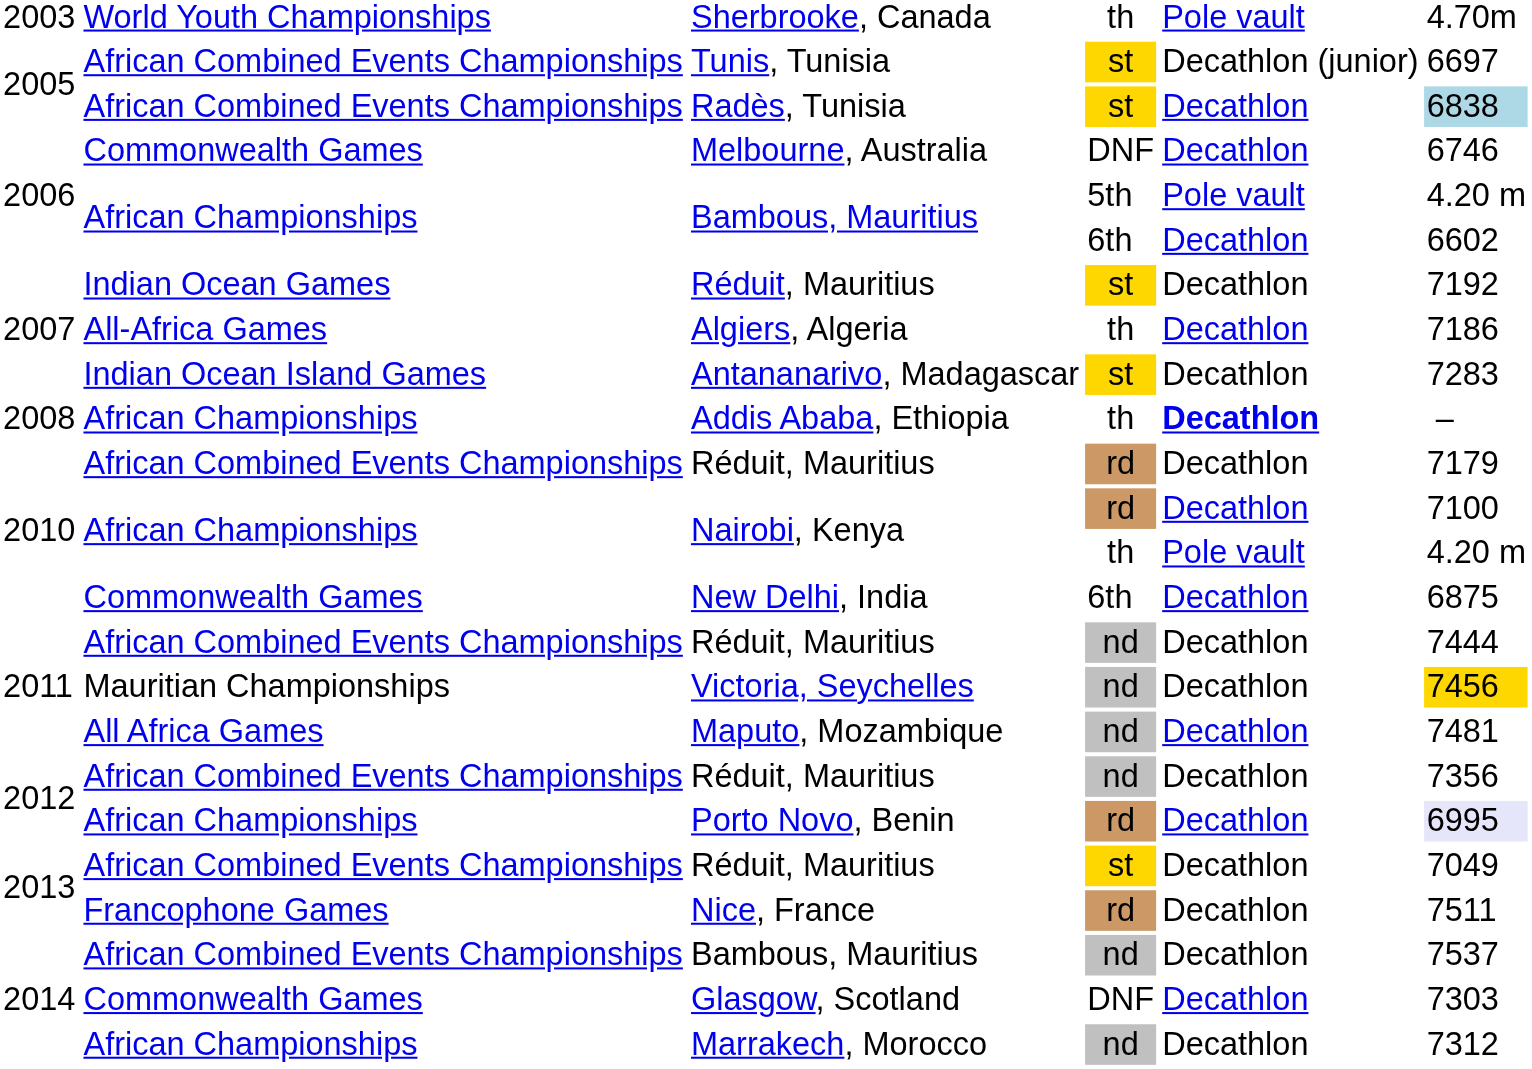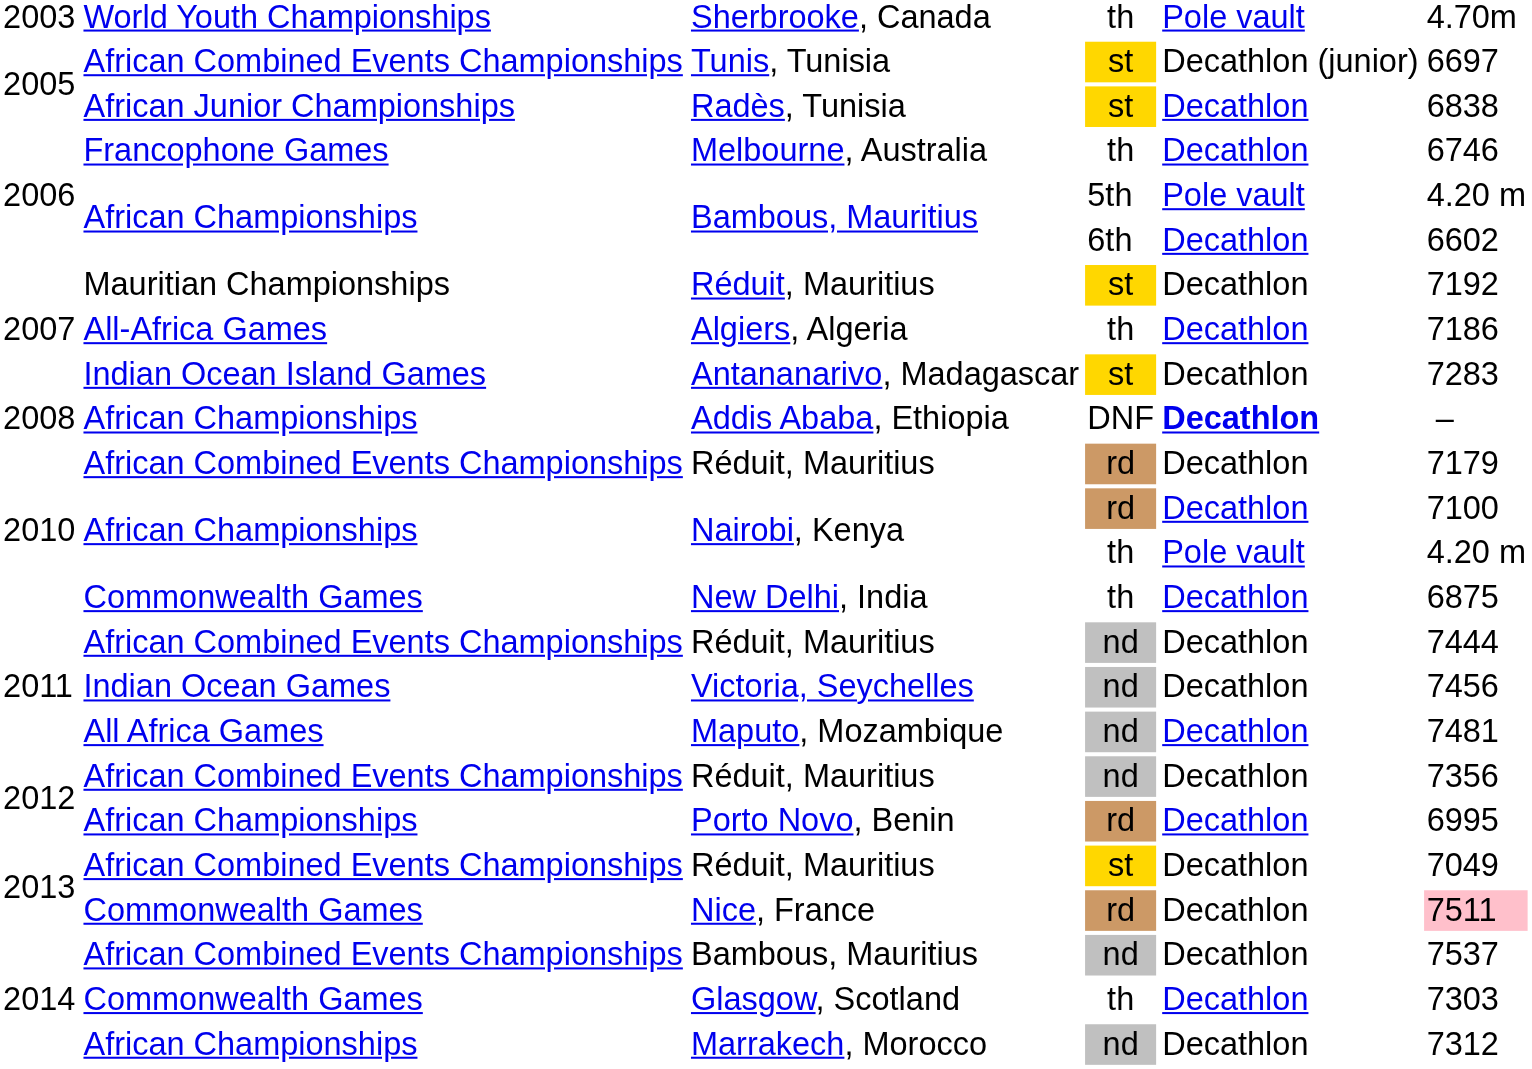(383, 106) African Combined Events Championships -> (299, 106) African Junior Championships
(1463, 106) lightblue background -> (1463, 106) no background
(253, 150) Commonwealth Games -> (236, 150) Francophone Games
(1121, 150) DNF -> (1121, 150) th
(237, 284) Indian Ocean Games -> (267, 284) Mauritian Championships
(1121, 418) th -> (1121, 418) DNF
(1110, 597) 6th -> (1121, 597) th
(267, 686) Mauritian Championships -> (237, 686) Indian Ocean Games
(1463, 686) gold background -> (1463, 686) no background
(1463, 820) lavender background -> (1463, 820) no background
(236, 910) Francophone Games -> (253, 910) Commonwealth Games
(1462, 910) no background -> (1462, 910) pink background
(1121, 999) DNF -> (1121, 999) th
